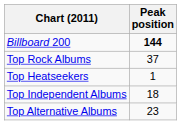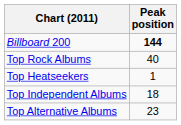(153, 59) 37 -> (153, 59) 40
